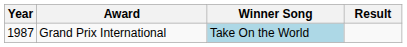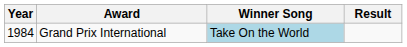(20, 33) 1987 -> (20, 33) 1984
